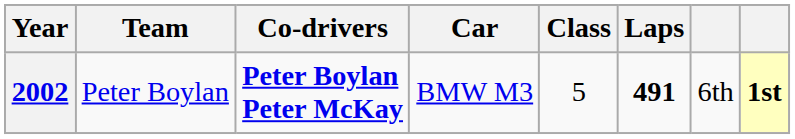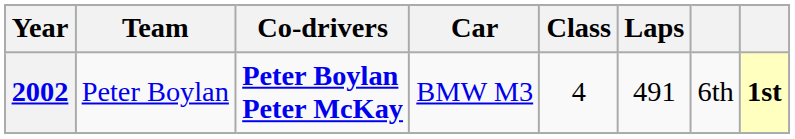(579, 91) 5 -> (579, 91) 4
(654, 91) bold -> (654, 91) normal
